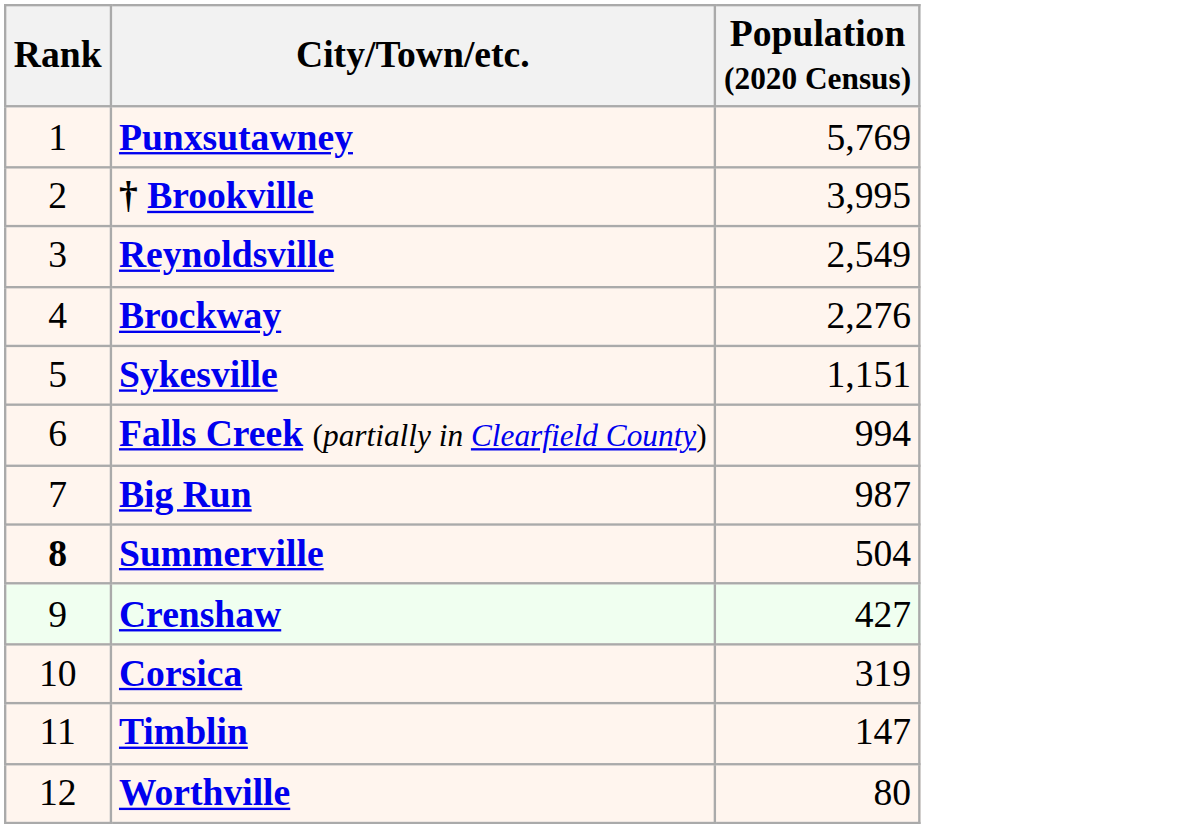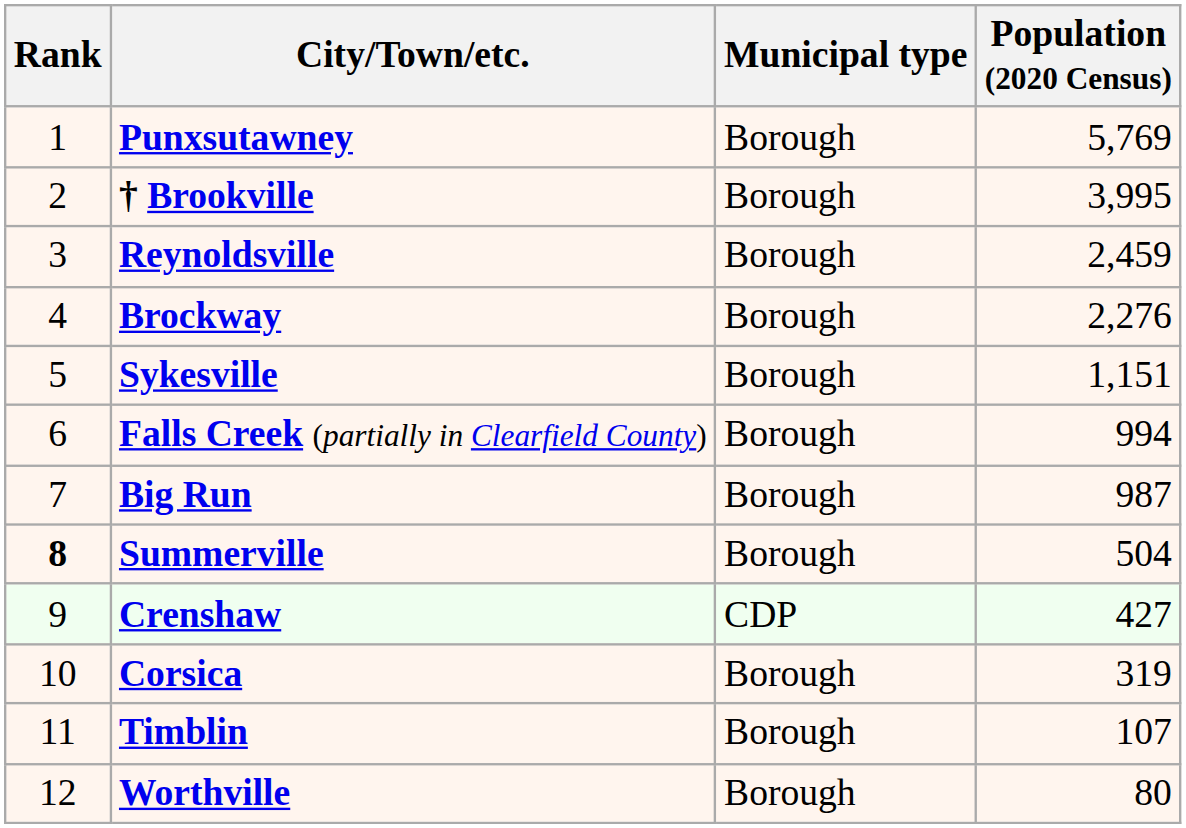+ column: (846, 55)
(869, 255) 2,549 -> (1130, 255) 2,459
(883, 732) 147 -> (1144, 732) 107
